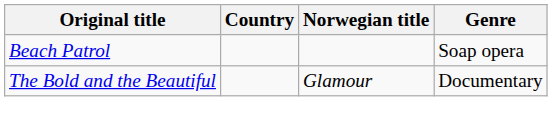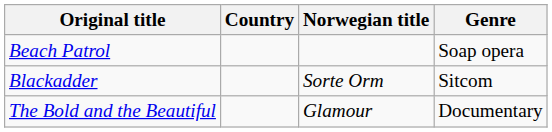+ row: (53, 80)
